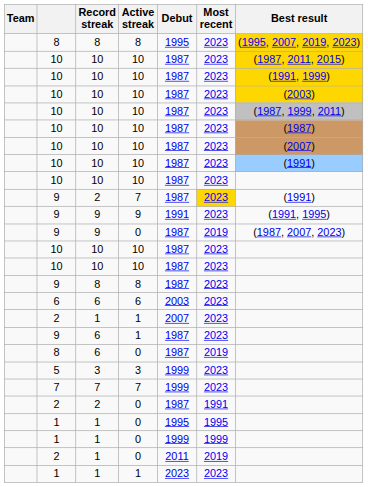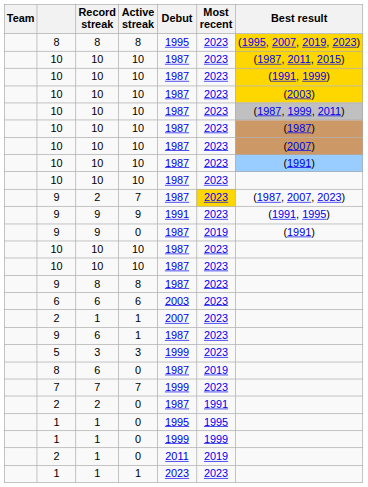(299, 197) (1991) -> (299, 197) (1987, 2007, 2023)
(299, 232) (1987, 2007, 2023) -> (299, 232) (1991)
rows swapped: (56, 353) <-> (56, 370)
